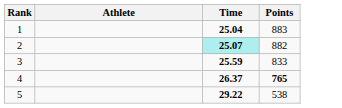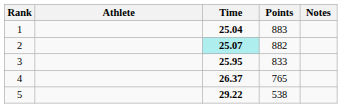+ column: (318, 12)
(231, 62) 25.59 -> (231, 62) 25.95
(279, 78) bold -> (279, 78) normal
